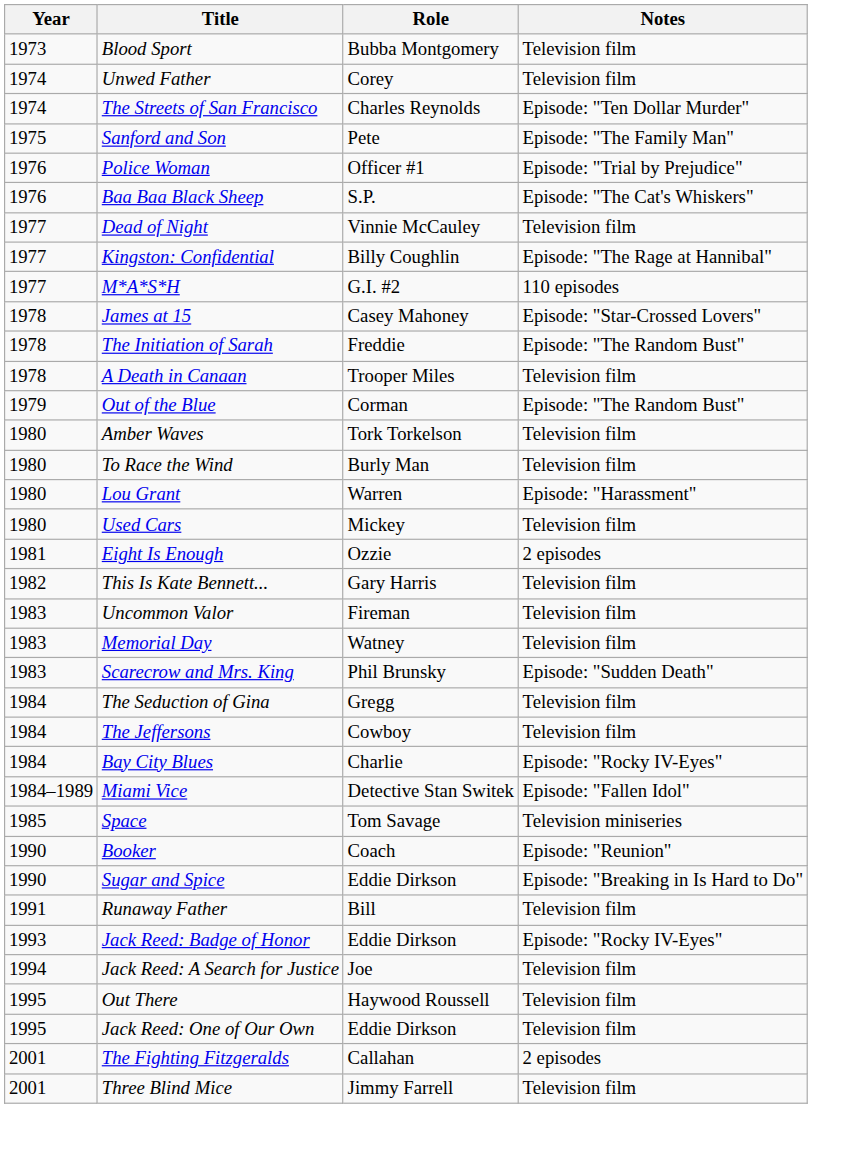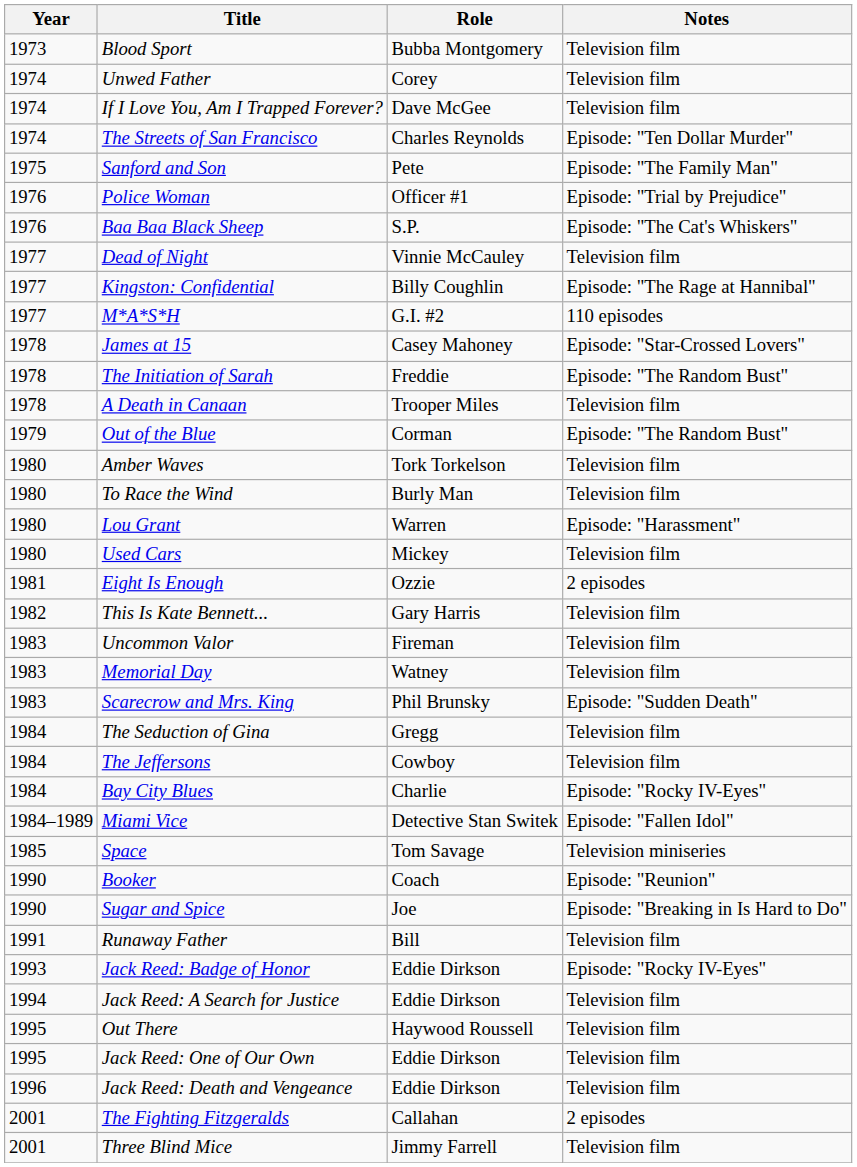+ row: (242, 108)
(402, 880) Eddie Dirkson -> (404, 910) Joe
(360, 969) Joe -> (446, 999) Eddie Dirkson
+ row: (227, 1088)
